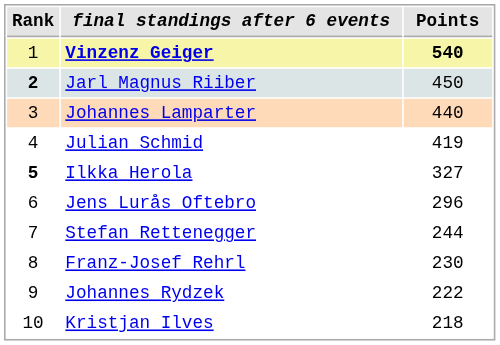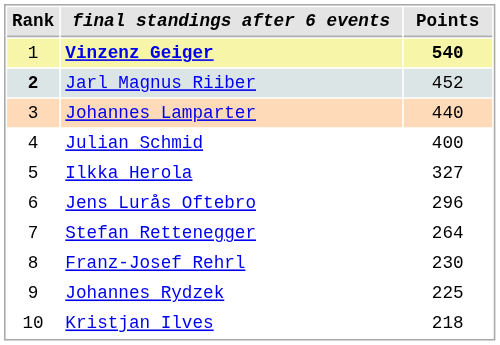(448, 83) 450 -> (448, 83) 452
(448, 143) 419 -> (448, 143) 400
(33, 173) bold -> (33, 173) normal
(448, 233) 244 -> (448, 233) 264
(448, 293) 222 -> (448, 293) 225
